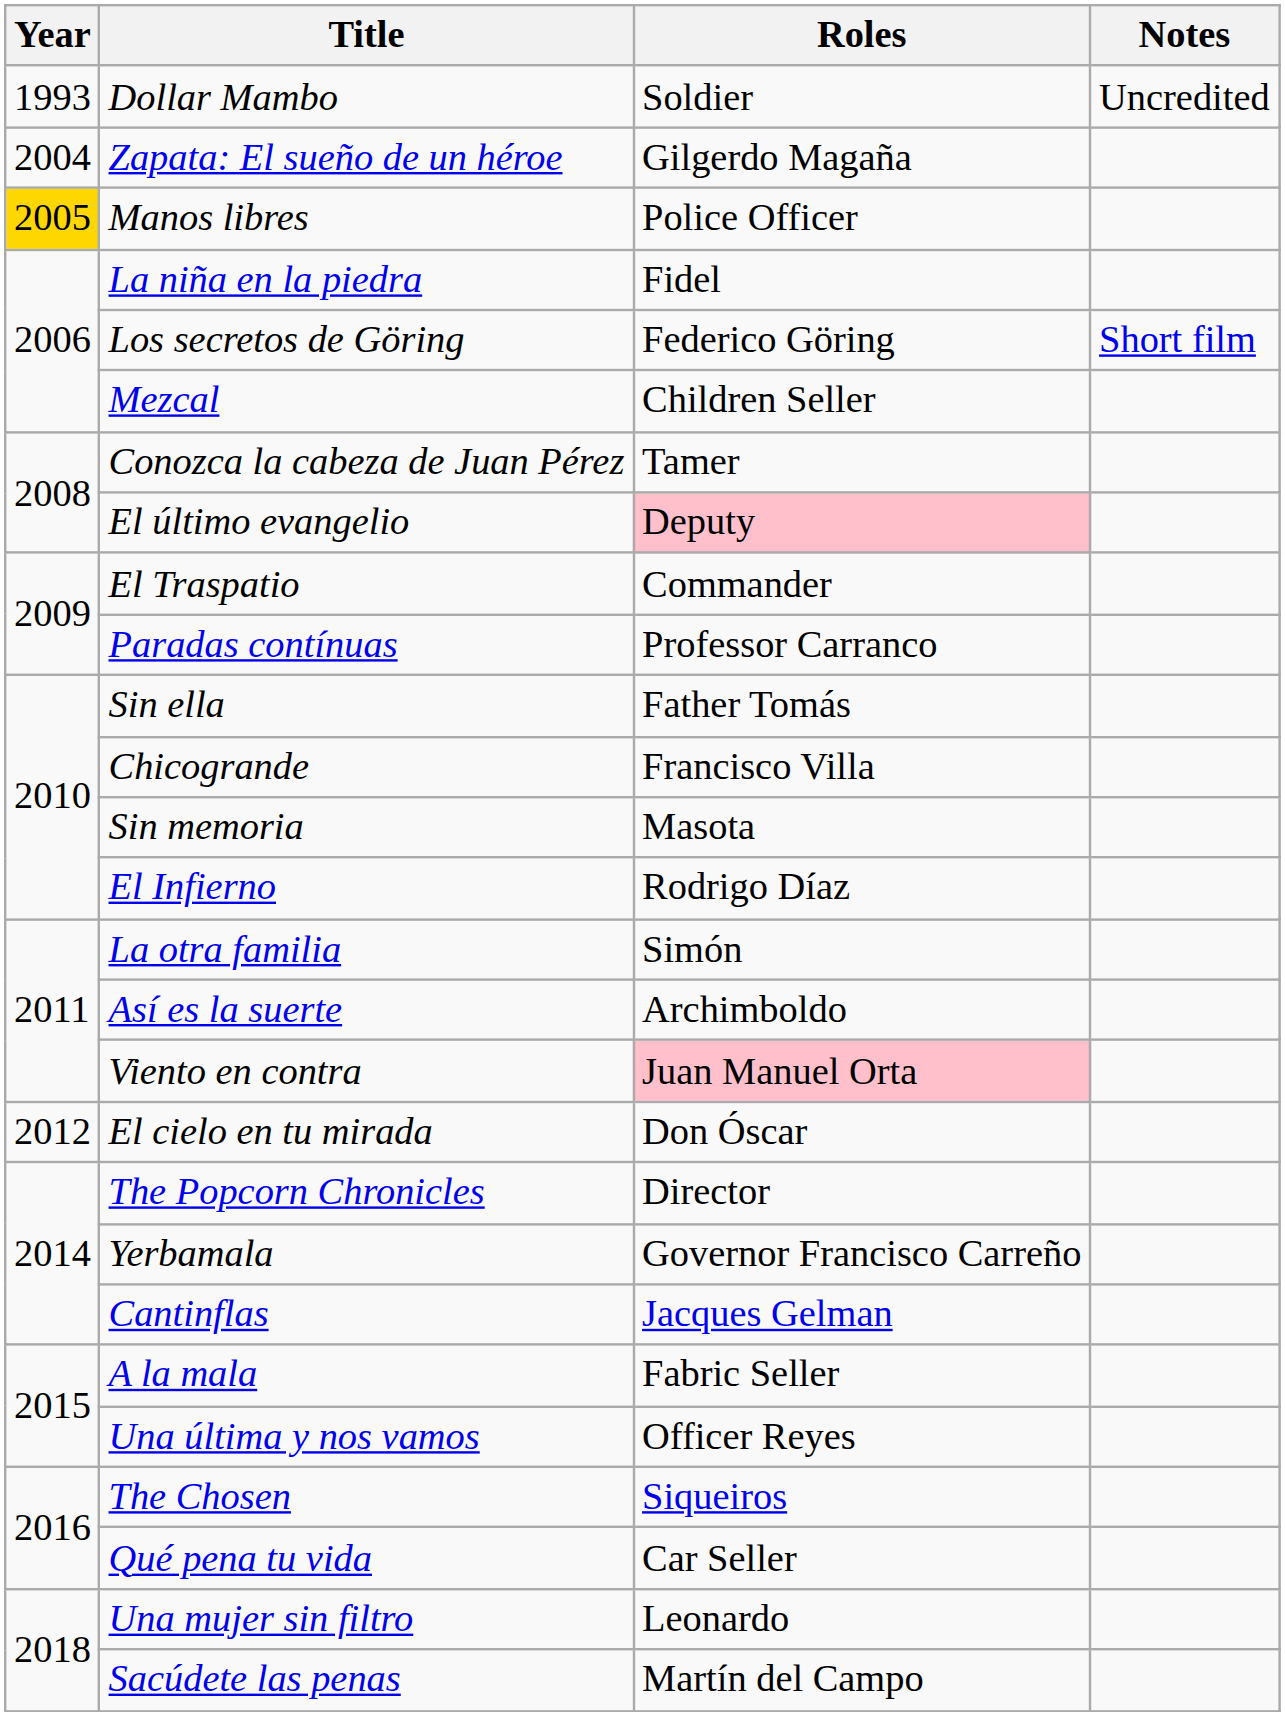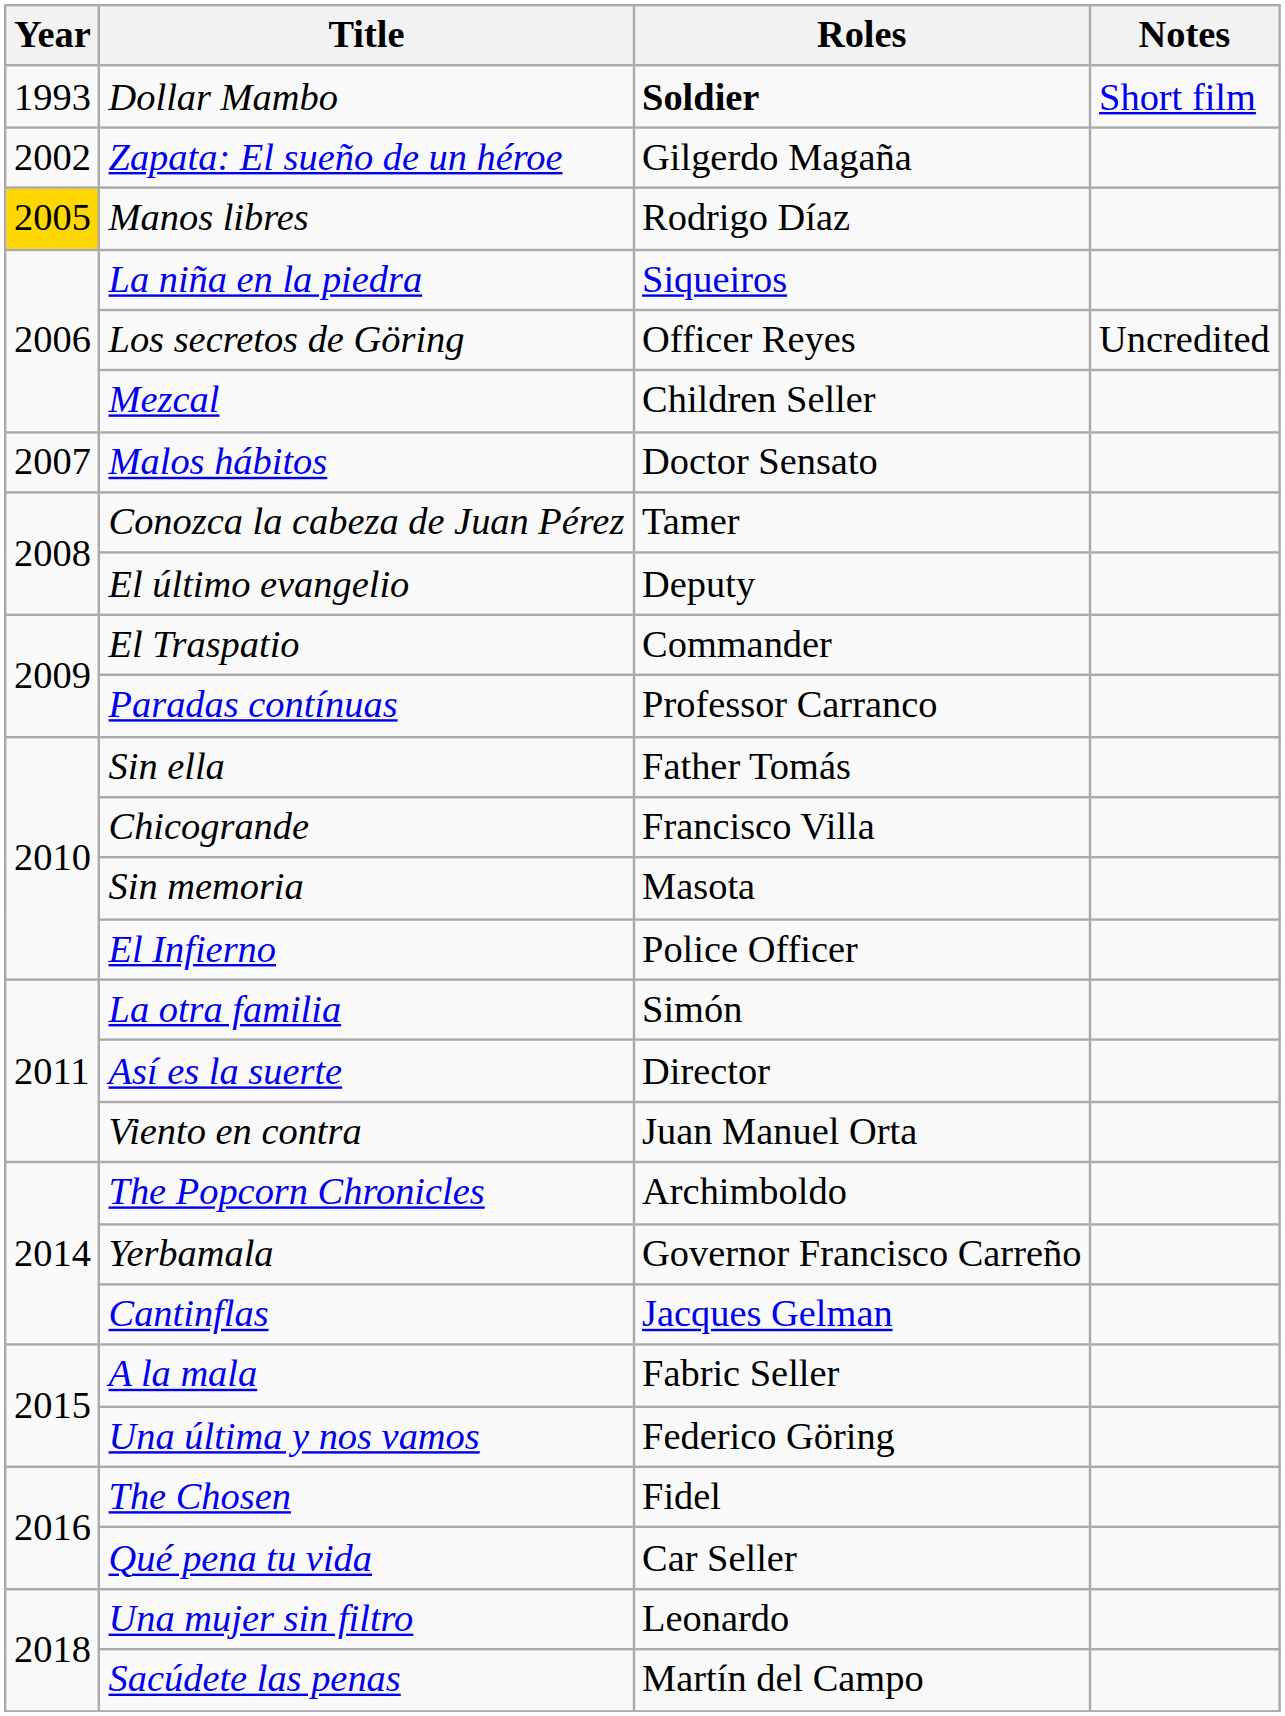(698, 95) normal -> (701, 95) bold
(1184, 95) Uncredited -> (1177, 95) Short film
(52, 156) 2004 -> (52, 156) 2002
(750, 217) Police Officer -> (746, 217) Rodrigo Díaz
(682, 278) Fidel -> (715, 278) Siqueiros
(768, 339) Federico Göring -> (749, 339) Officer Reyes
(1177, 339) Short film -> (1184, 339) Uncredited
+ row: (218, 461)
(699, 522) pink background -> (699, 583) no background
(746, 887) Rodrigo Díaz -> (750, 948) Police Officer
(744, 1009) Archimboldo -> (706, 1070) Director
(780, 1070) pink background -> (780, 1131) no background
- row: (271, 1131)
(706, 1192) Director -> (744, 1192) Archimboldo
(749, 1435) Officer Reyes -> (768, 1435) Federico Göring
(715, 1496) Siqueiros -> (682, 1496) Fidel
